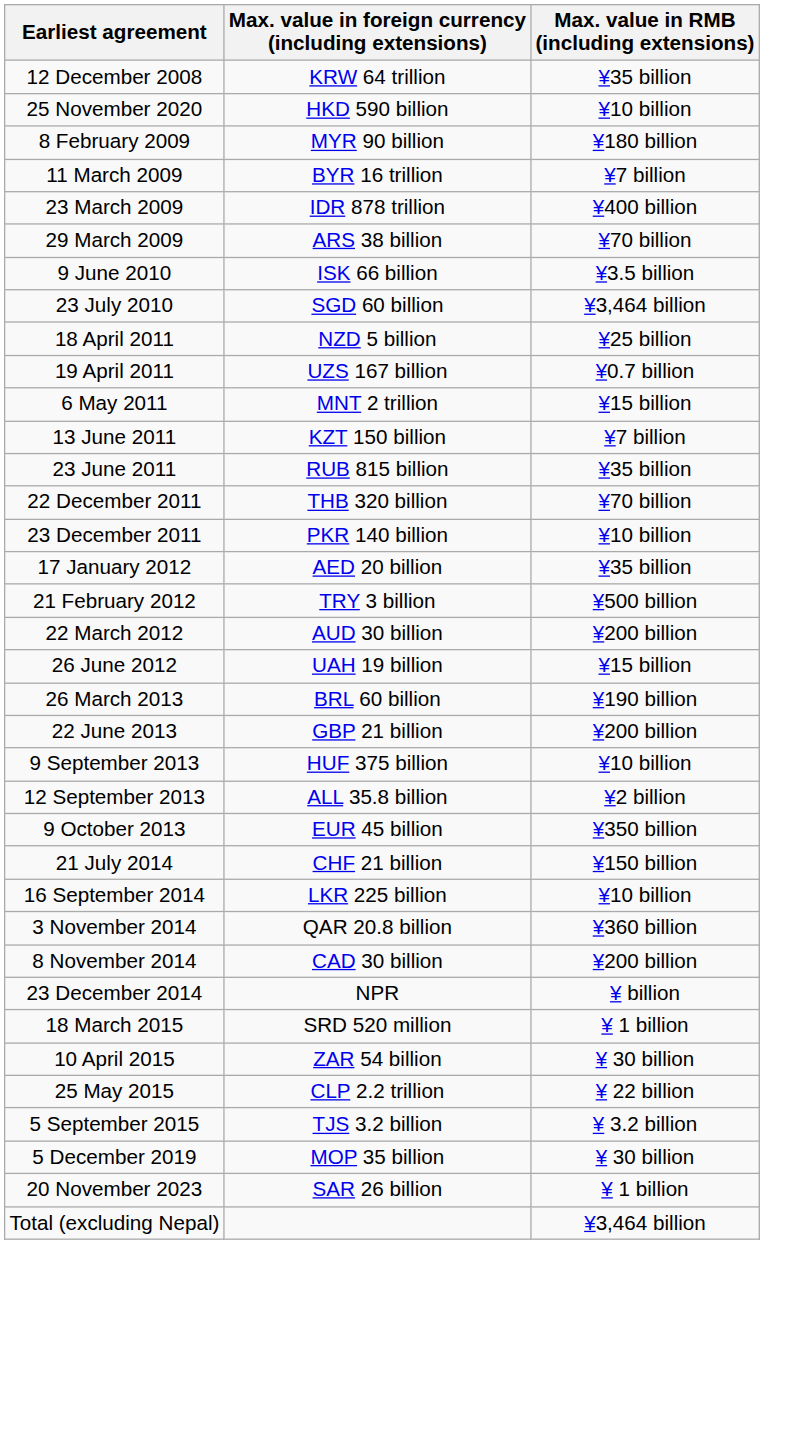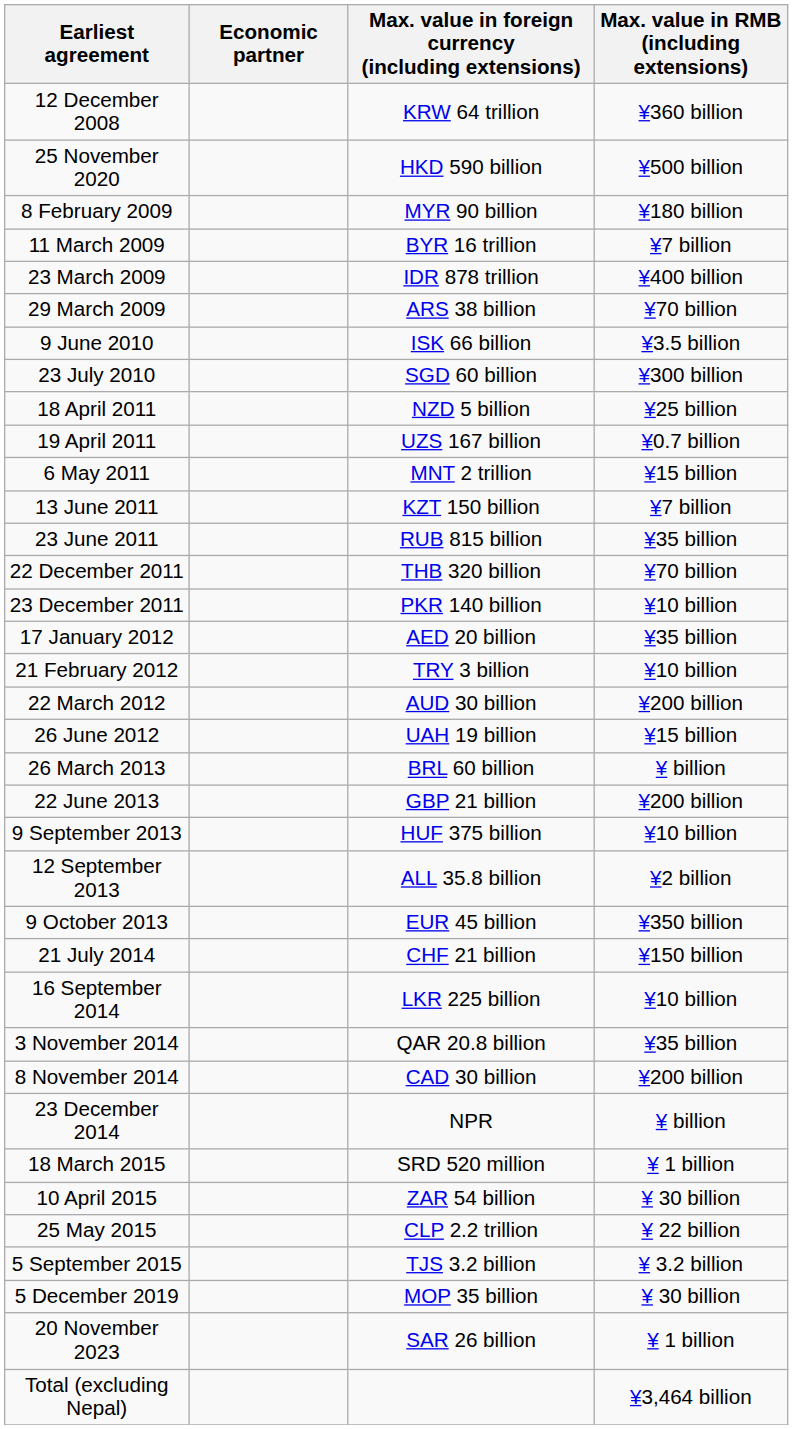+ column: (269, 44)
(645, 76) ¥35 billion -> (691, 111) ¥360 billion
(645, 109) ¥10 billion -> (691, 167) ¥500 billion
(645, 305) ¥3,464 billion -> (691, 375) ¥300 billion
(645, 600) ¥500 billion -> (691, 670) ¥10 billion
(645, 698) ¥190 billion -> (691, 768) ¥ billion
(645, 927) ¥360 billion -> (691, 1043) ¥35 billion
